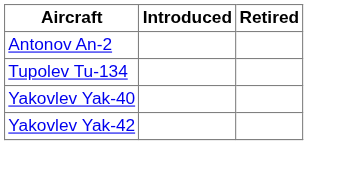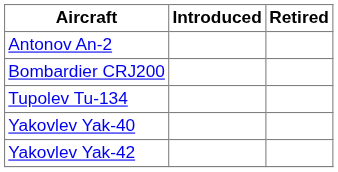+ row: (87, 72)
